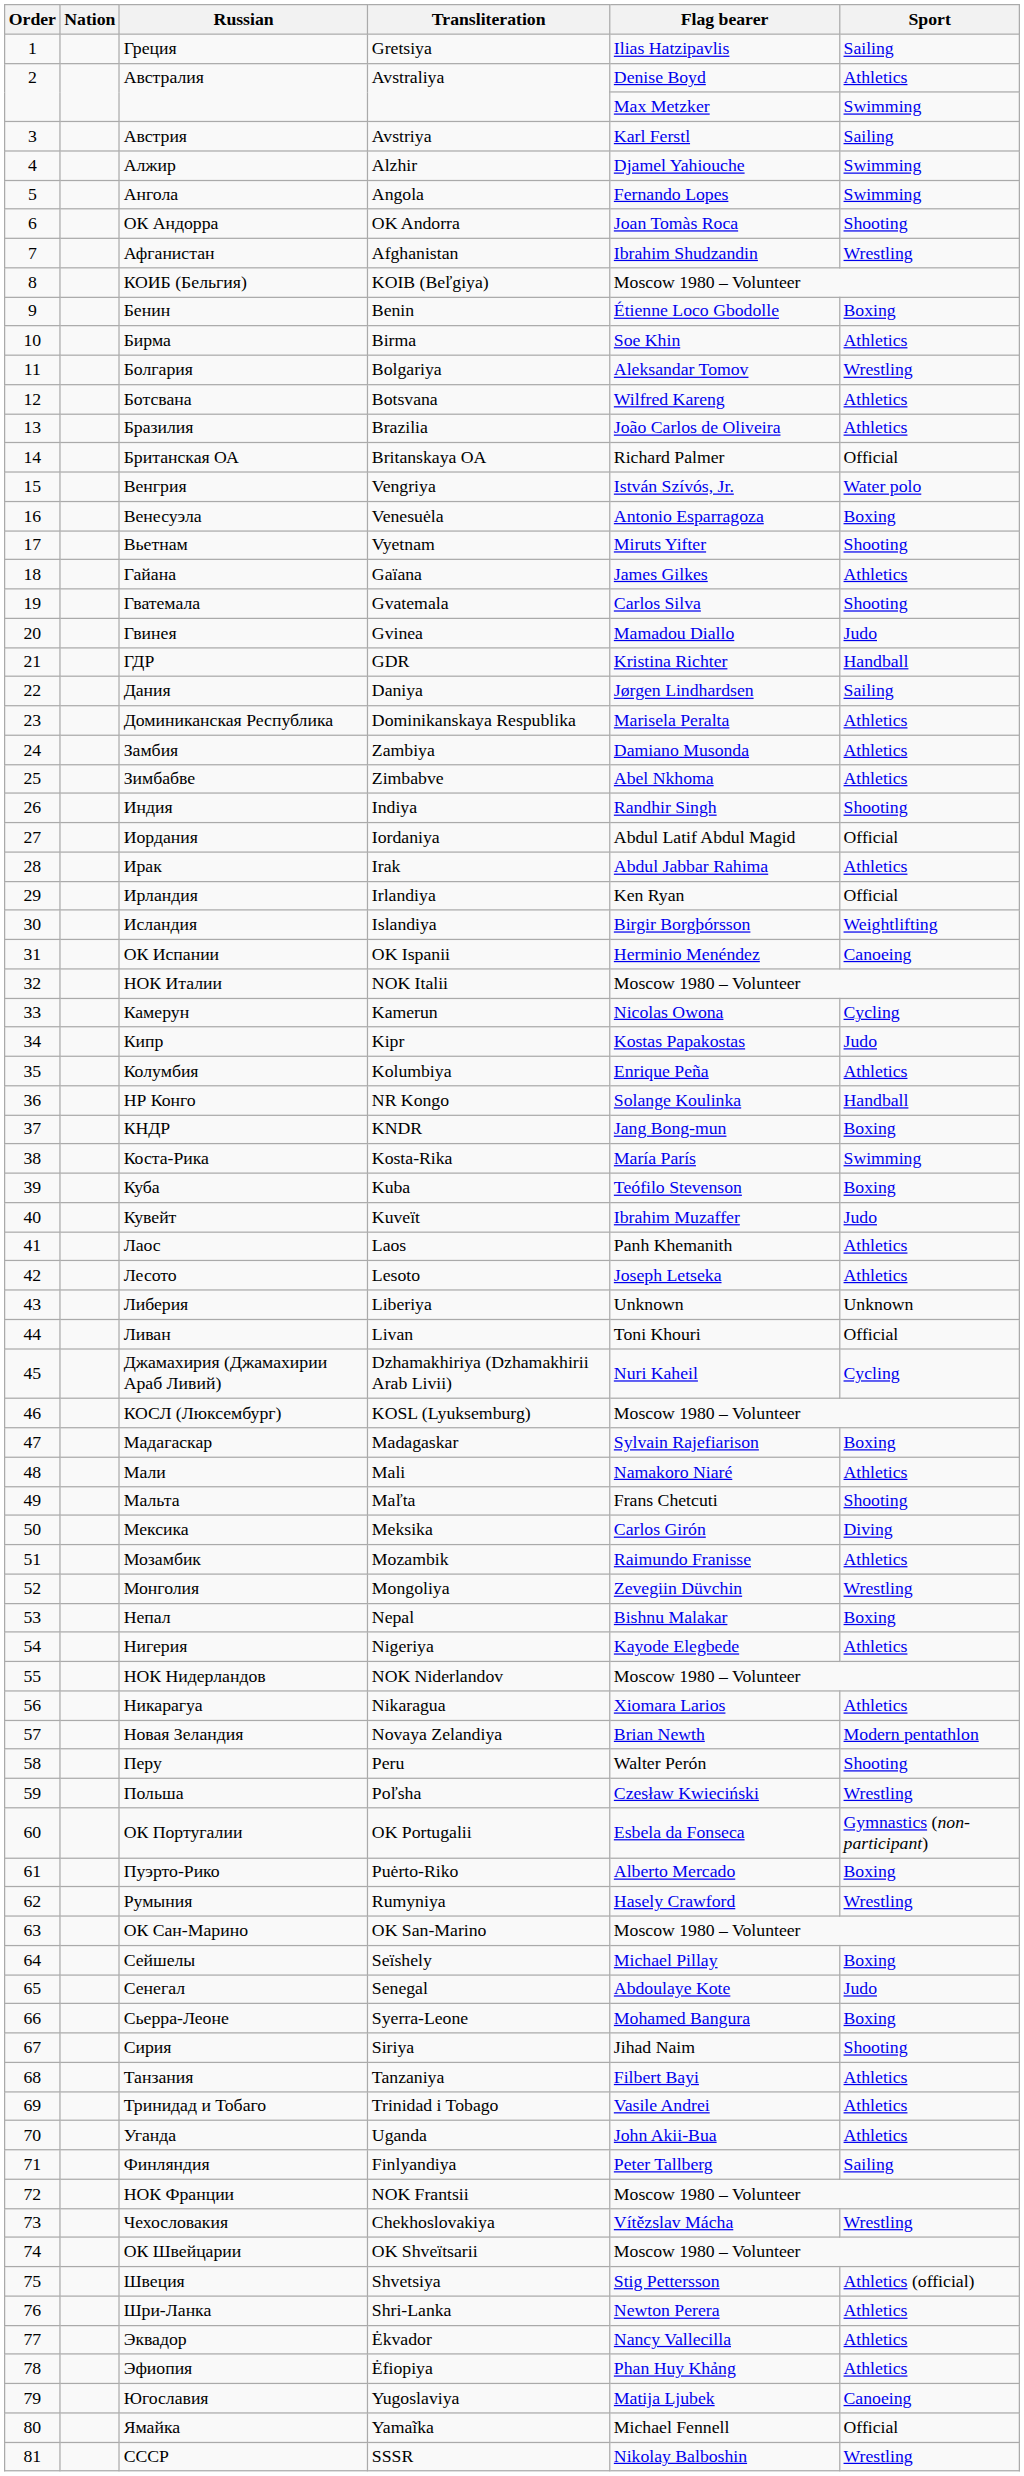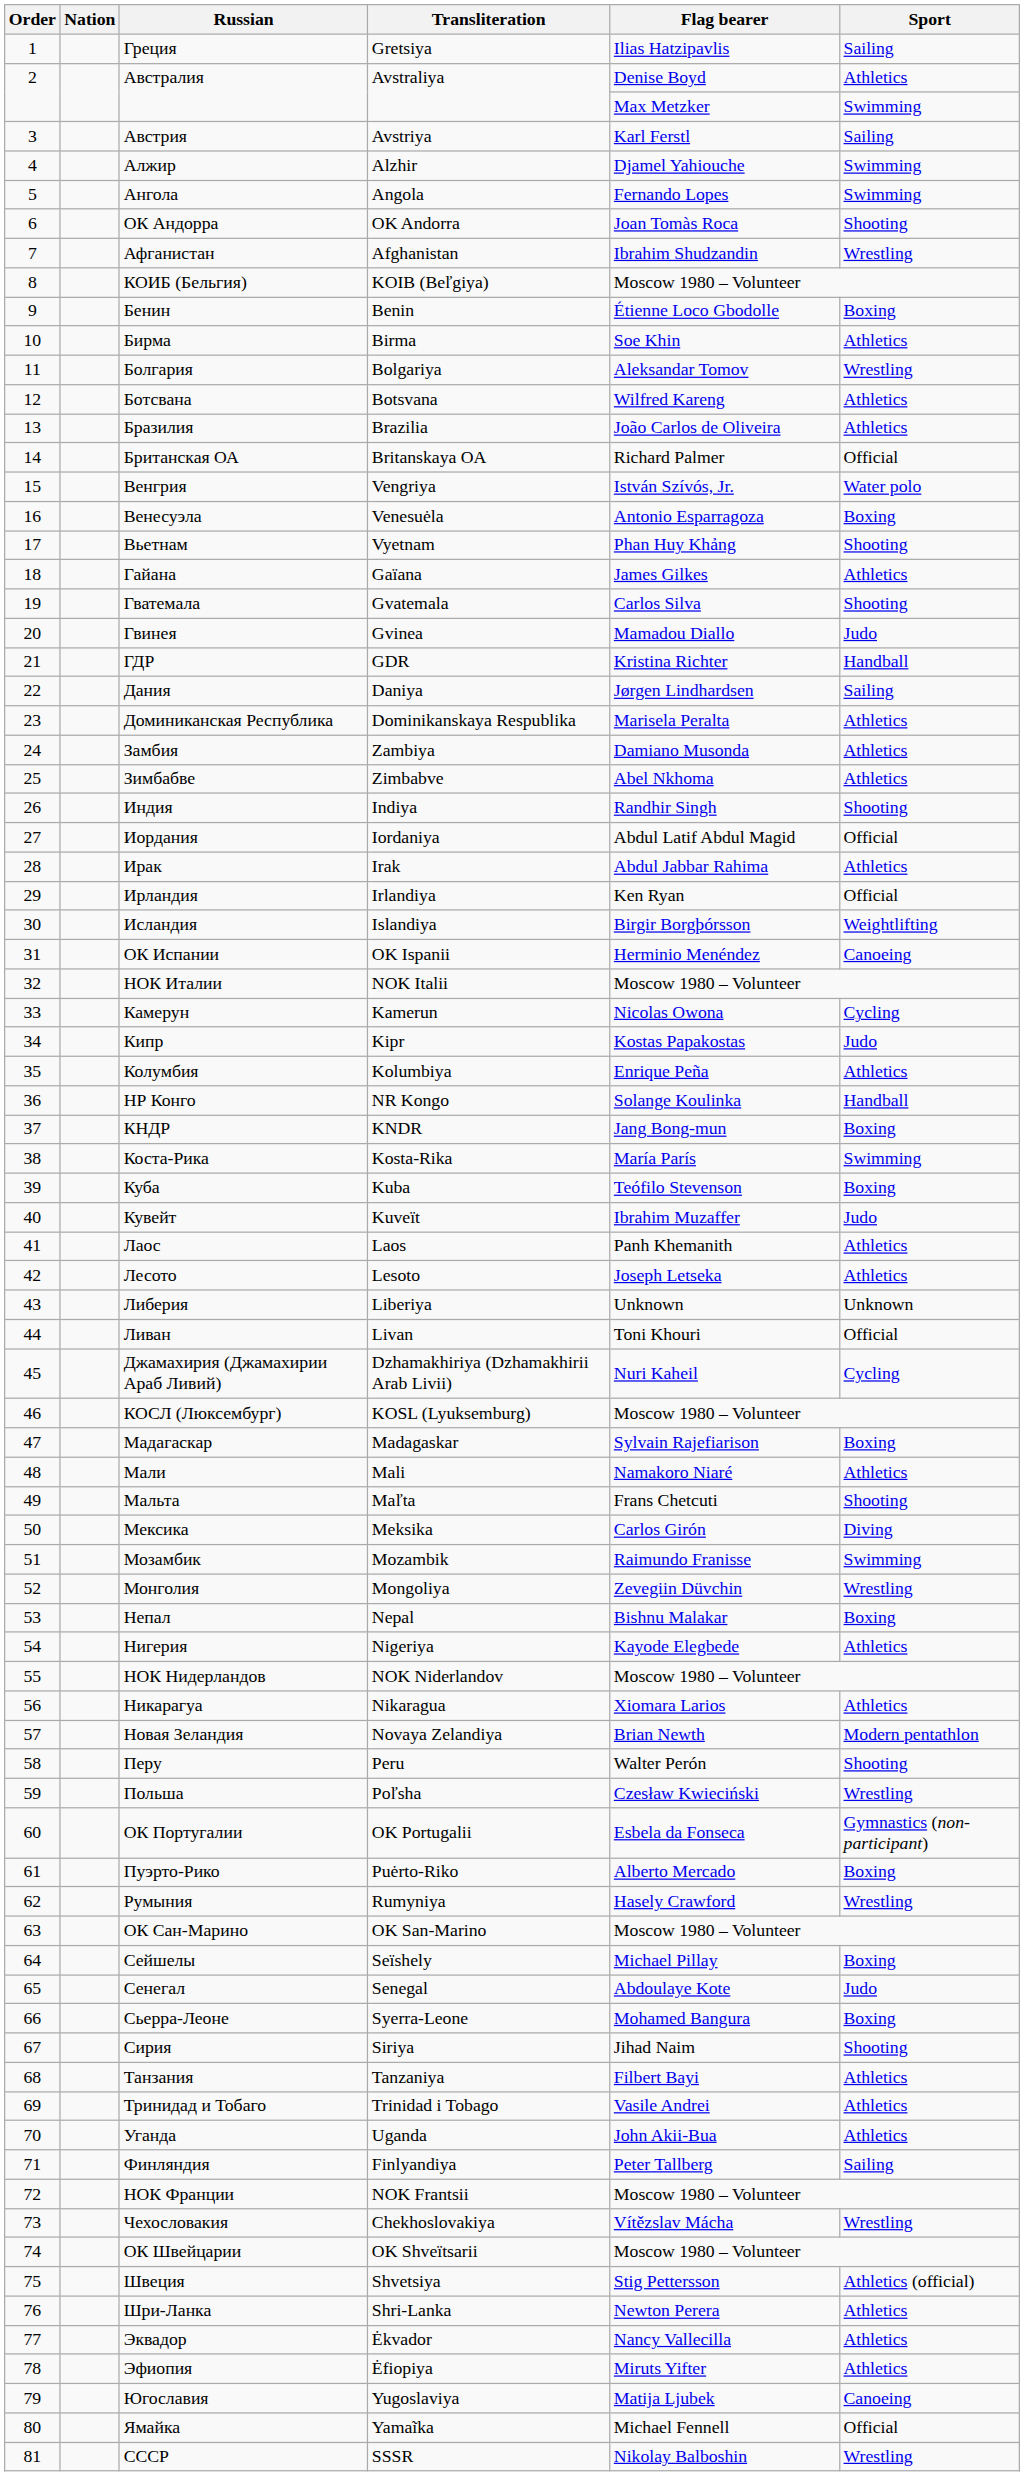(660, 545) Miruts Yifter -> (675, 545) Phan Huy Khảng
(876, 1559) Athletics -> (882, 1559) Swimming
(675, 2369) Phan Huy Khảng -> (660, 2369) Miruts Yifter
